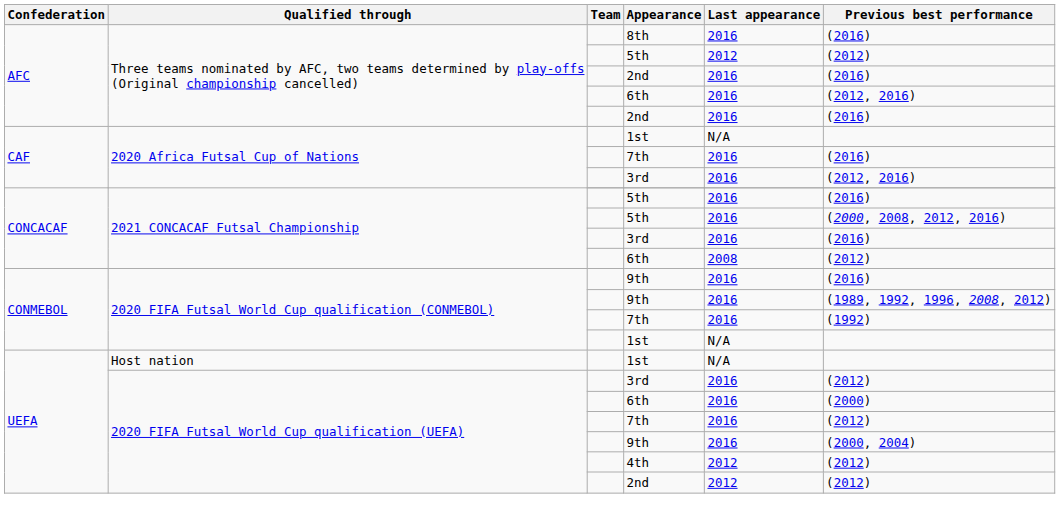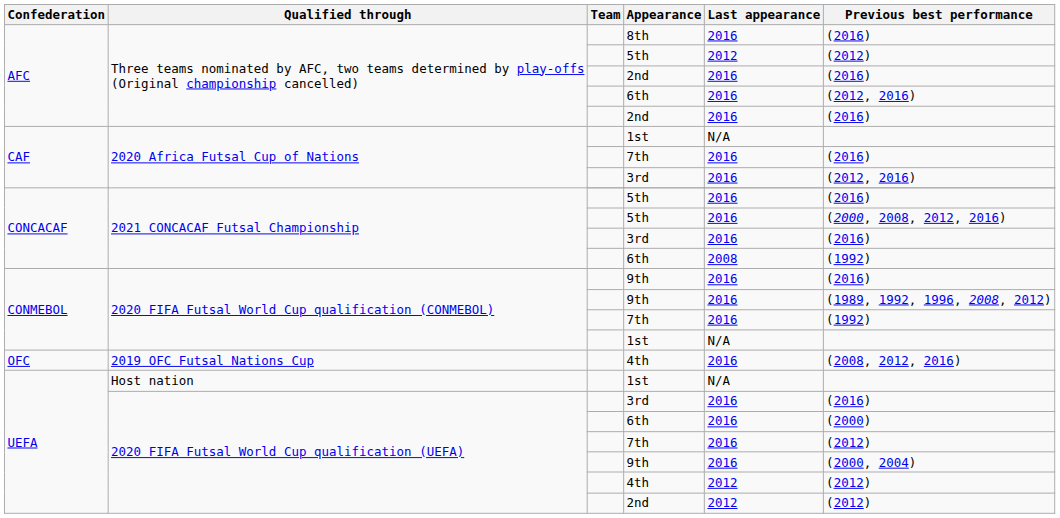(849, 259) (2012) -> (849, 259) (1992)
+ row: (213, 360)
(849, 381) (2012) -> (849, 401) (2016)
